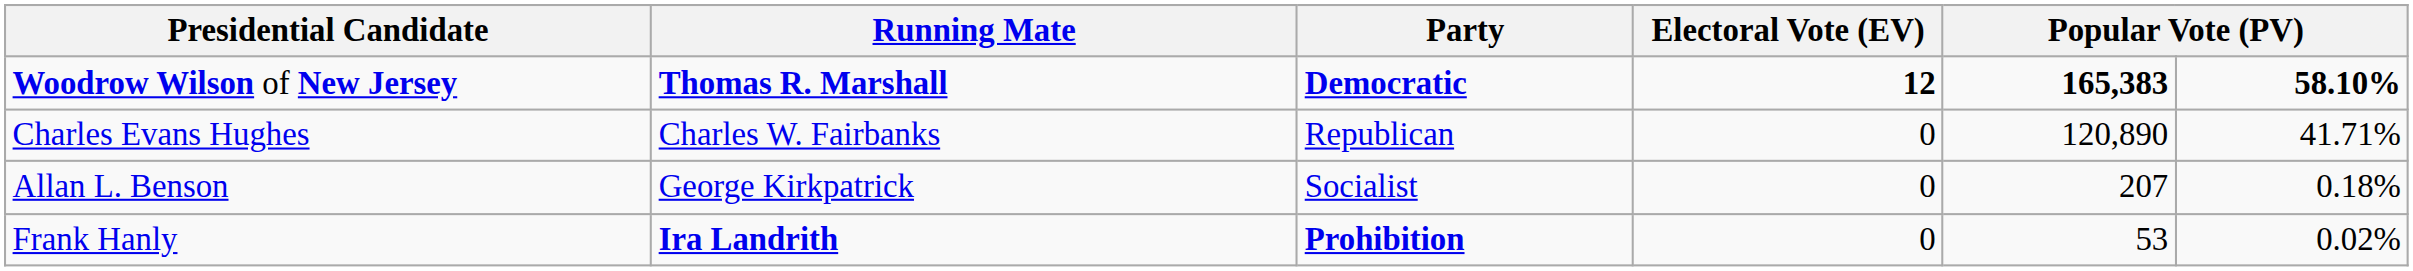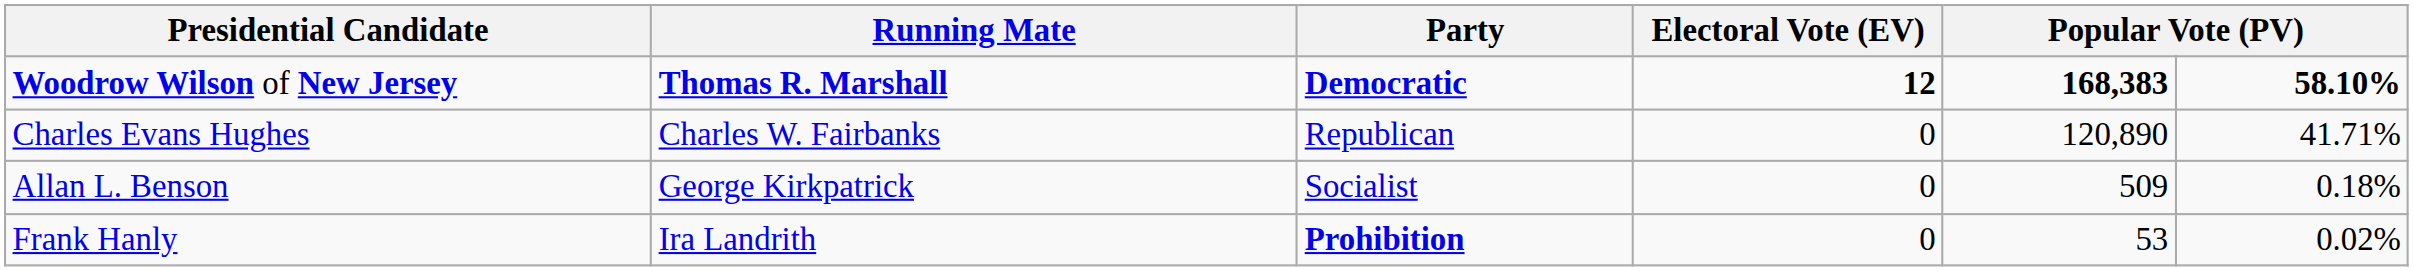(2115, 82) 165,383 -> (2115, 82) 168,383
(2144, 186) 207 -> (2144, 186) 509
(748, 238) bold -> (737, 238) normal
